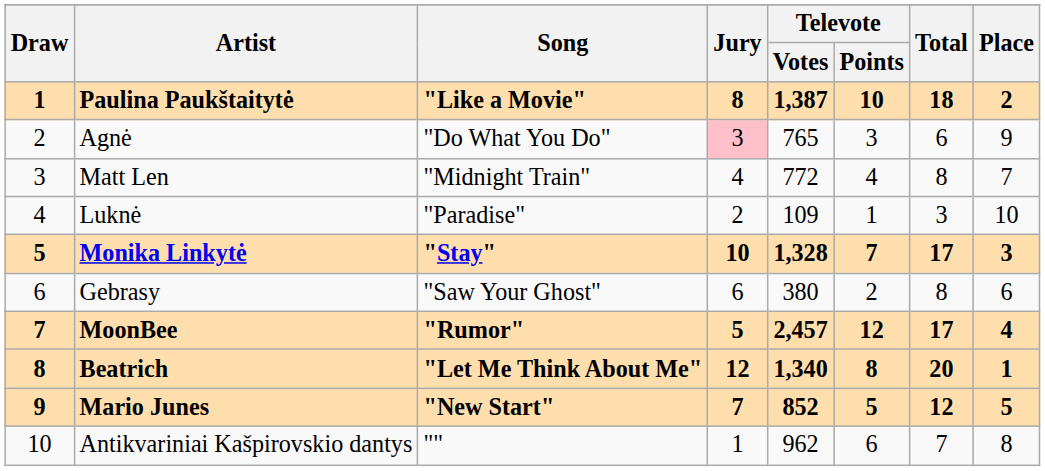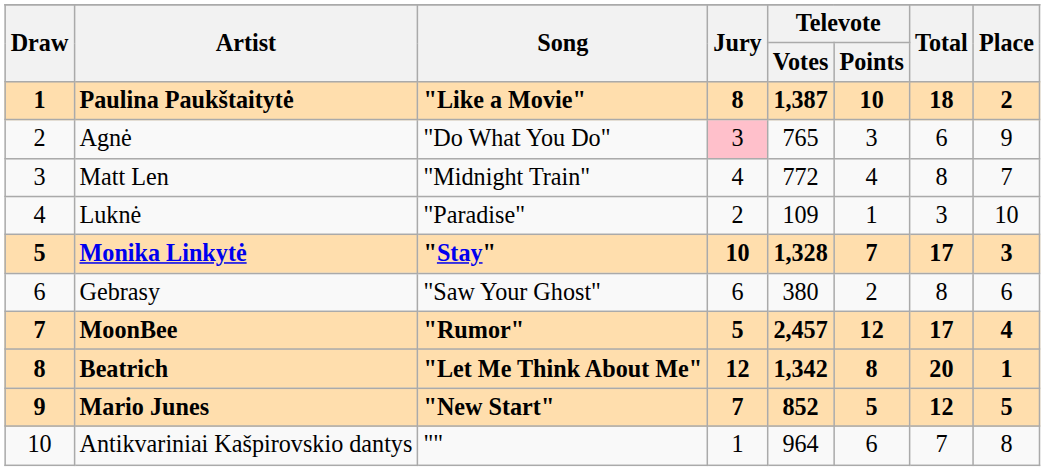(801, 368) 1,340 -> (801, 368) 1,342
(801, 445) 962 -> (801, 445) 964
